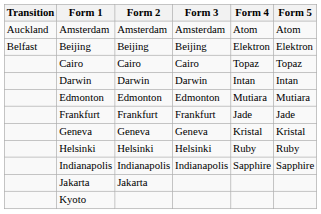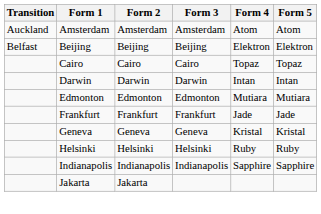- row: (73, 200)
